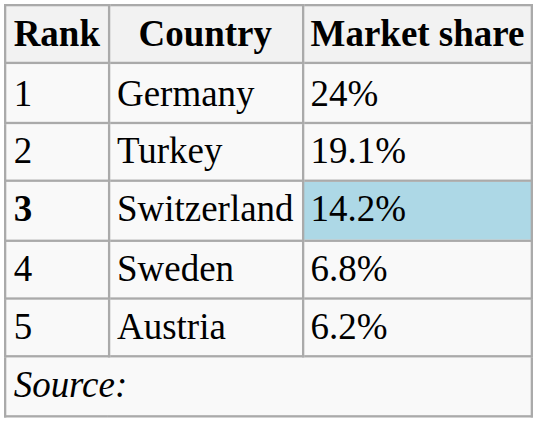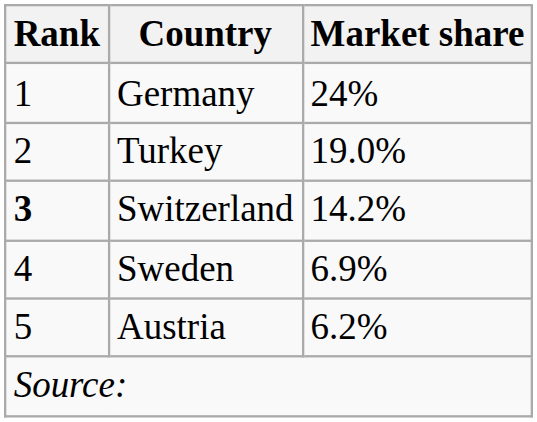(358, 151) 19.1% -> (358, 151) 19.0%
(358, 209) lightblue background -> (358, 209) no background
(349, 268) 6.8% -> (349, 268) 6.9%
